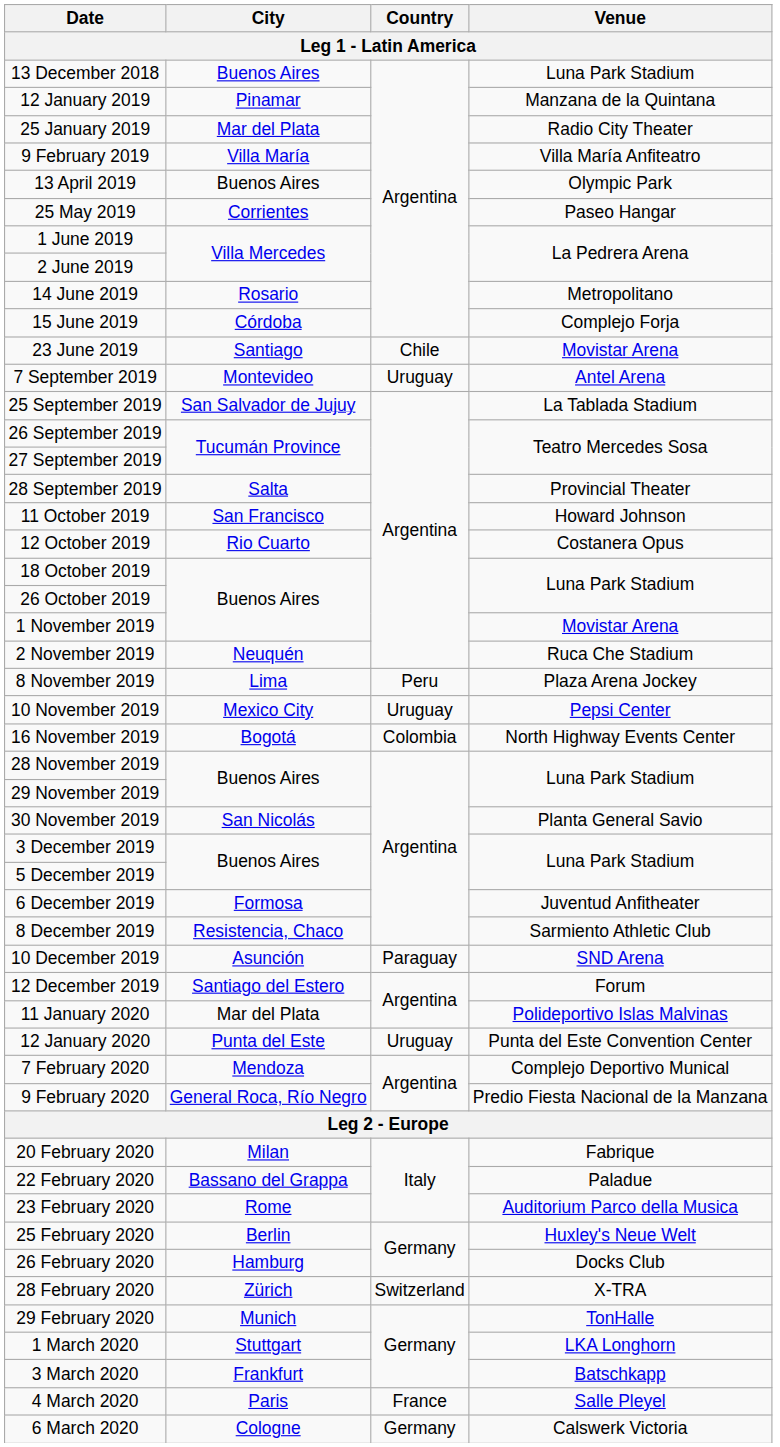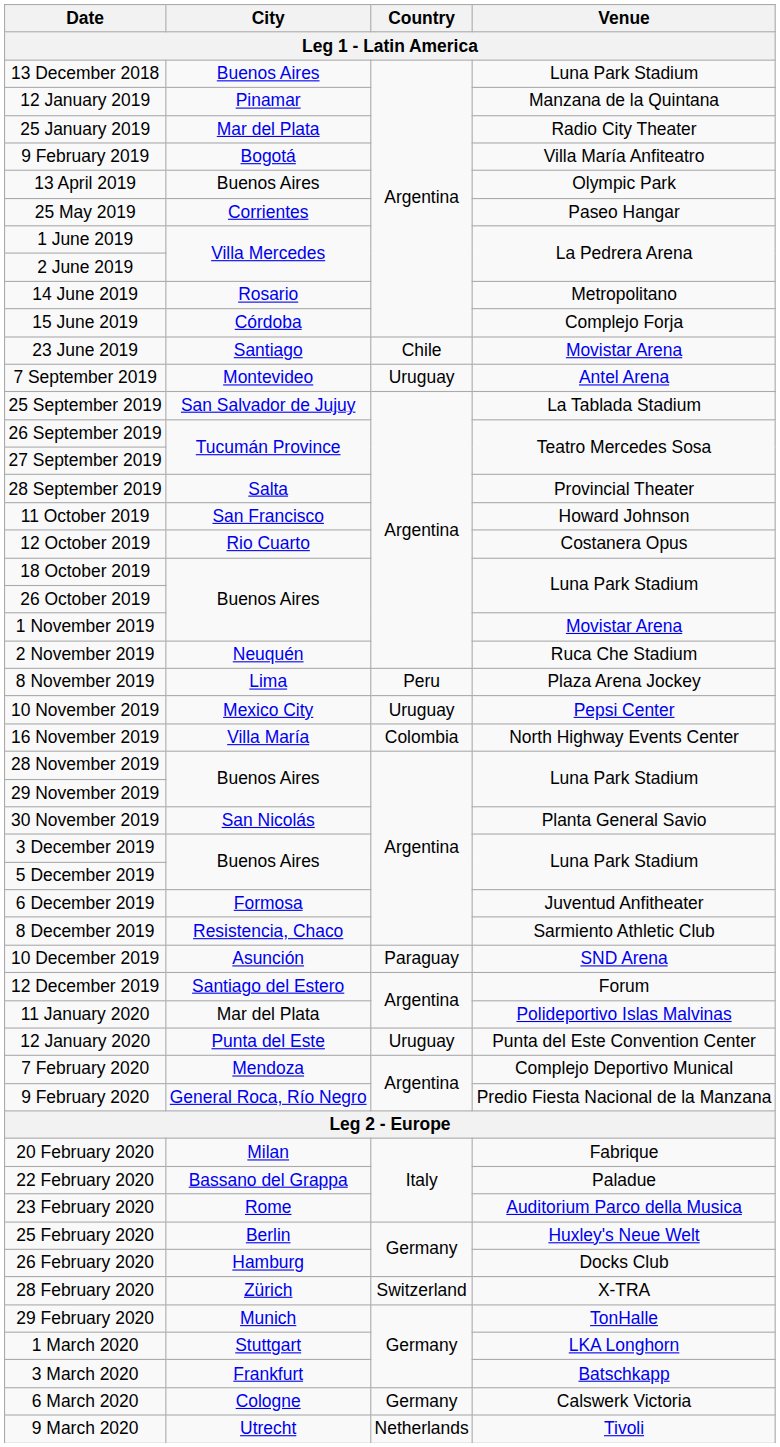(268, 156) Villa María -> (268, 156) Bogotá
(268, 737) Bogotá -> (268, 737) Villa María
- row: (85, 1401)
+ row: (85, 1428)
